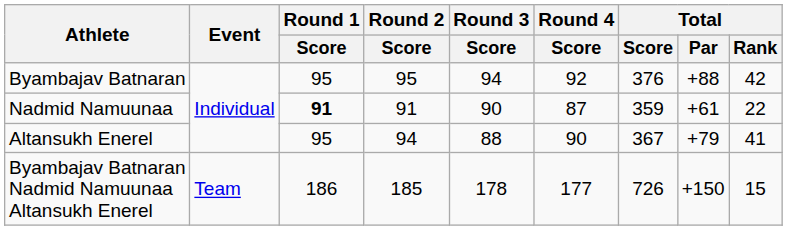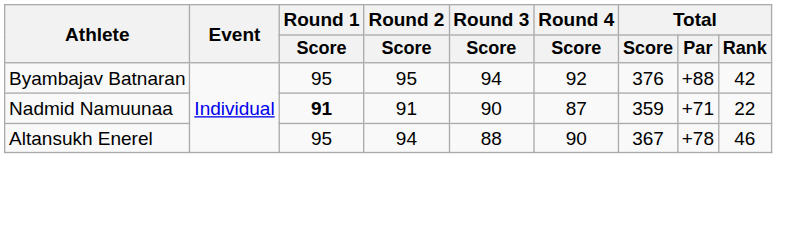(703, 108) +61 -> (698, 108) +71
(703, 138) +79 -> (698, 138) +78
(755, 138) 41 -> (745, 138) 46
- row: (97, 190)
